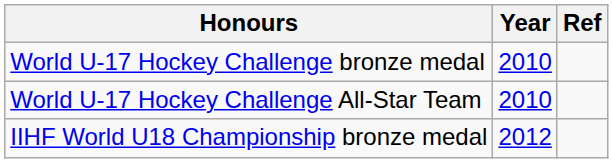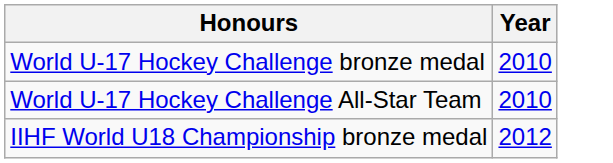- column: (582, 23)
